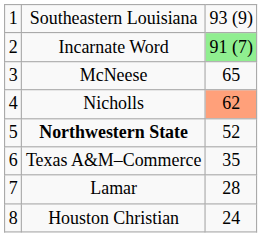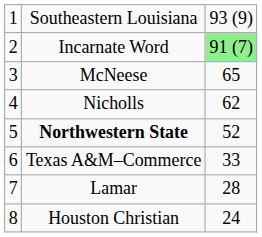(231, 103) lightsalmon background -> (231, 103) no background
(231, 160) 35 -> (231, 160) 33
